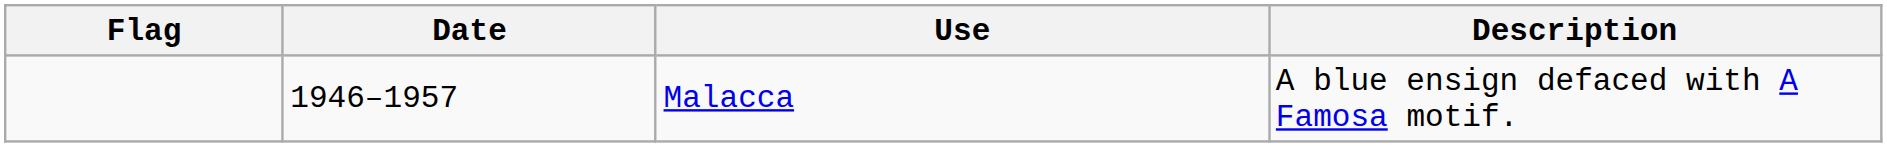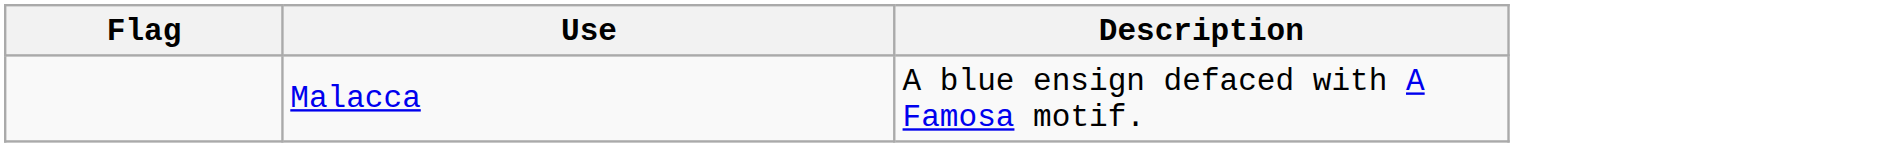- column: (470, 31)
